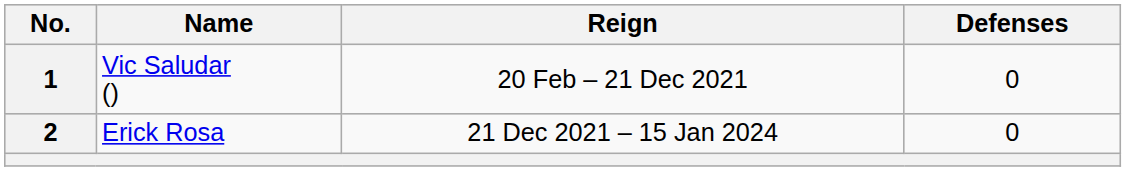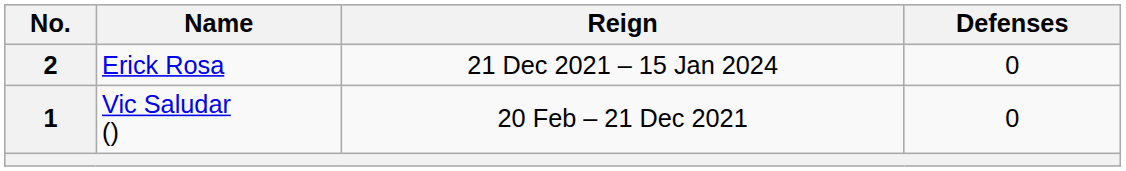rows swapped: (50, 78) <-> (50, 133)
